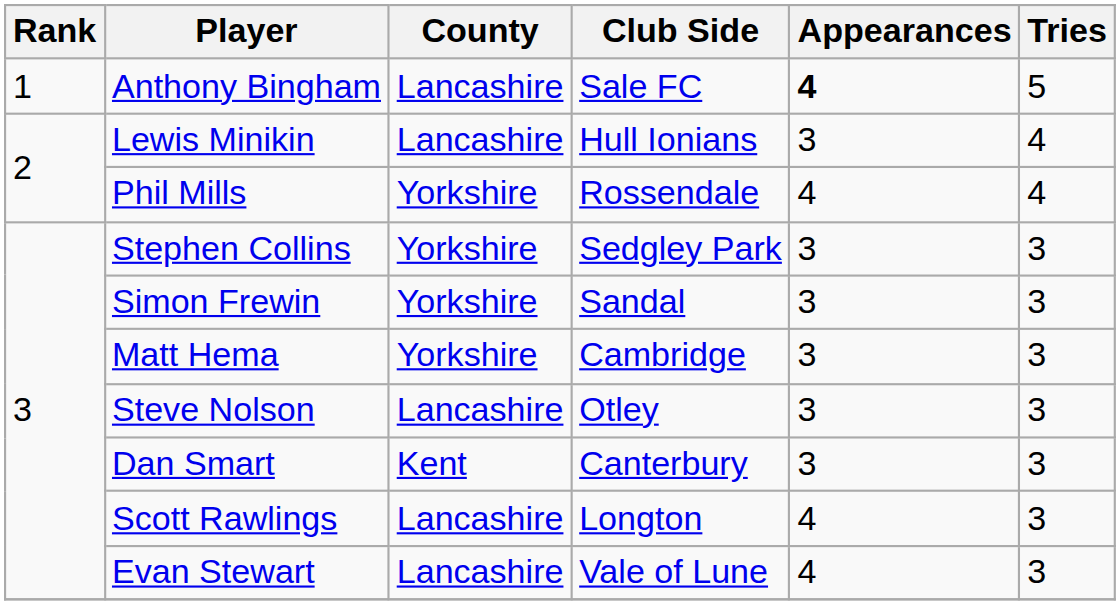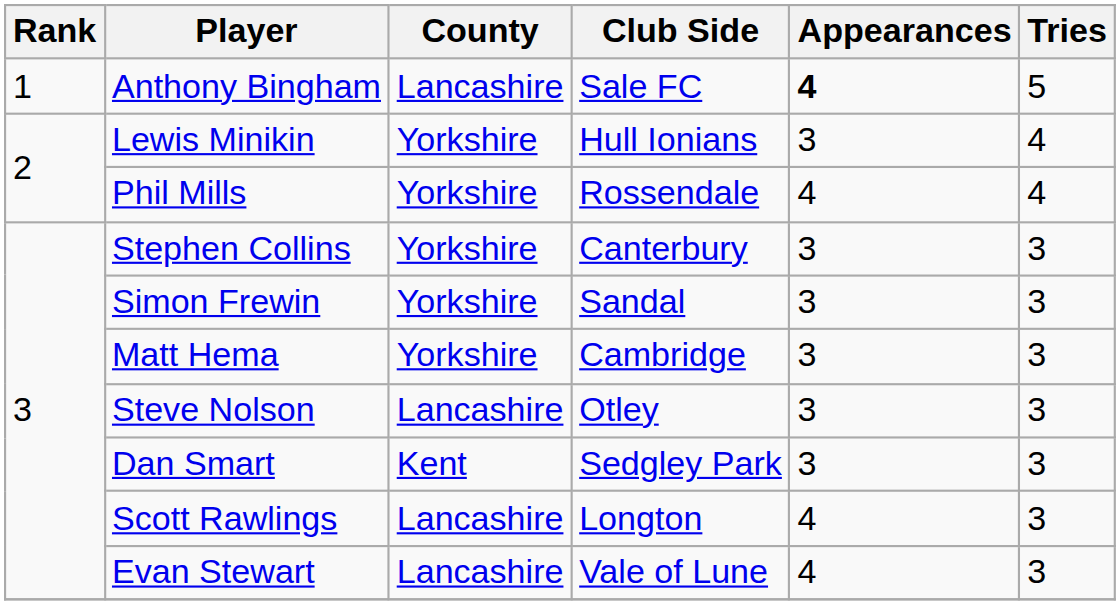(480, 139) Lancashire -> (467, 139) Yorkshire
(681, 247) Sedgley Park -> (663, 247) Canterbury
(663, 463) Canterbury -> (681, 463) Sedgley Park
